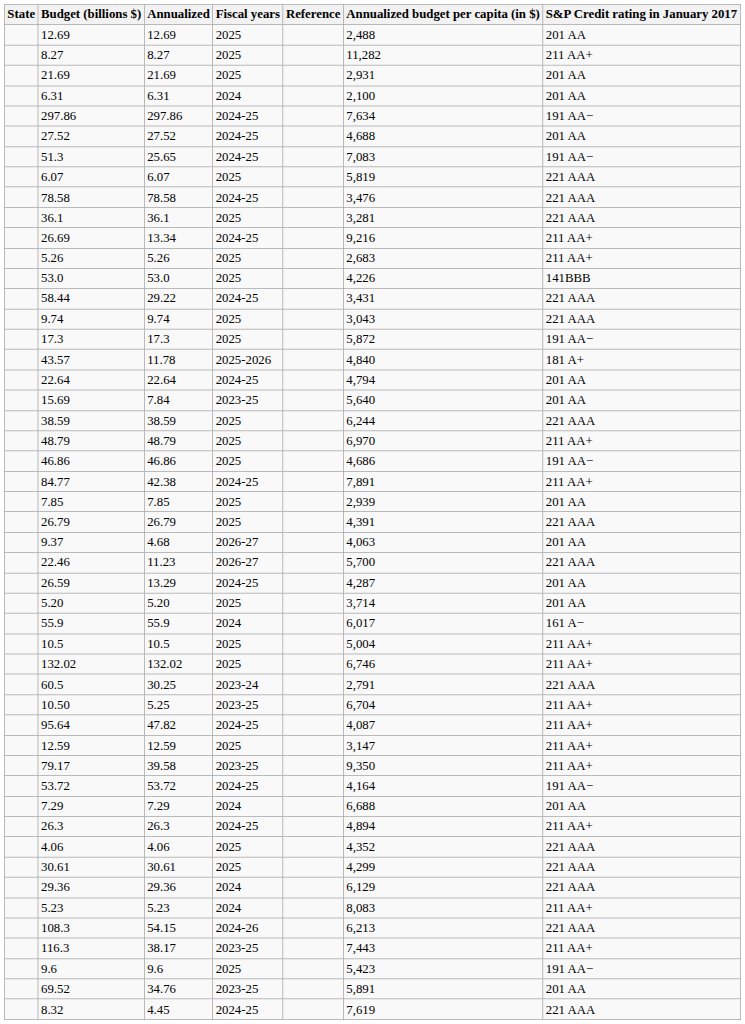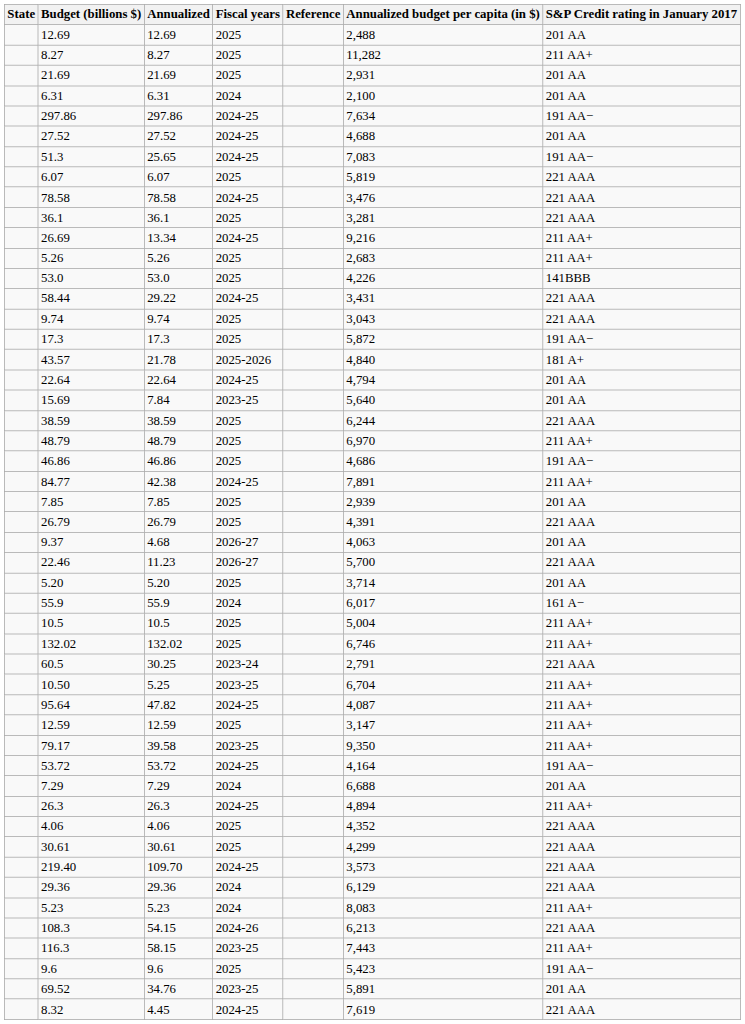(161, 359) 11.78 -> (162, 359) 21.78
- row: (55, 583)
+ row: (59, 867)
(162, 948) 38.17 -> (162, 948) 58.15
